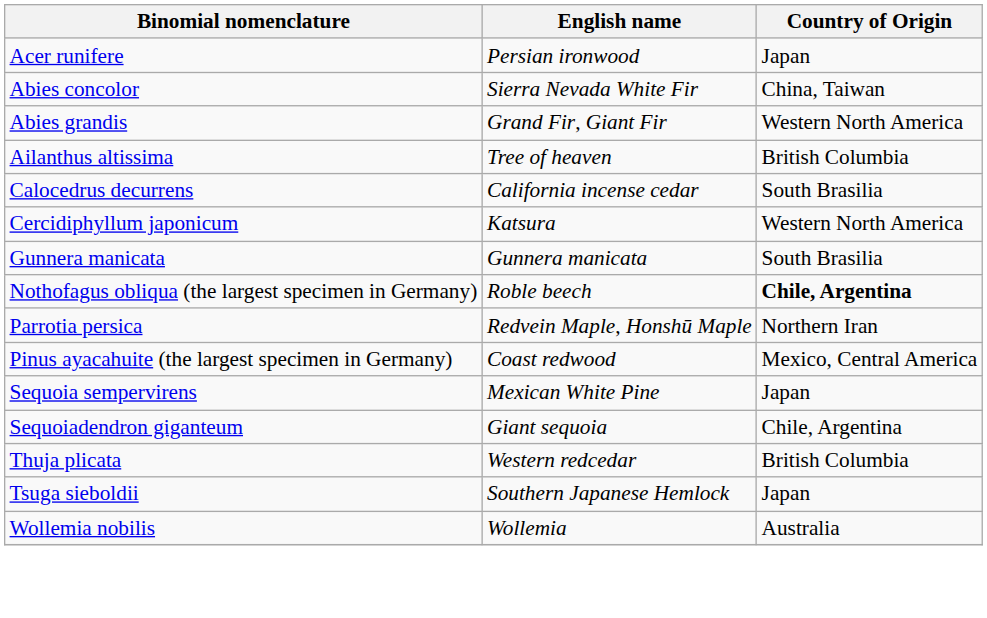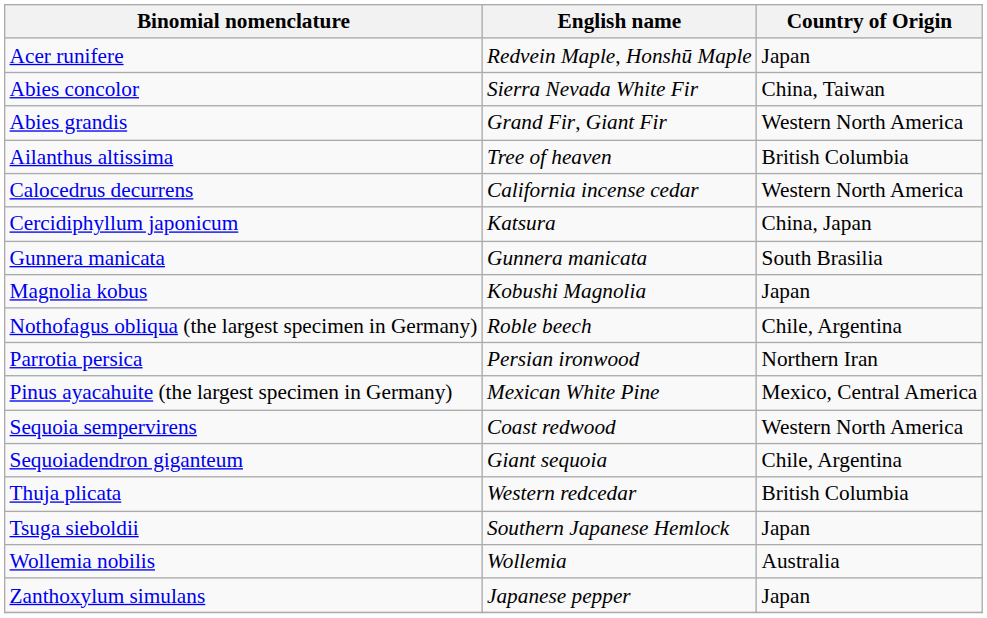(563, 55) Persian ironwood -> (619, 55) Redvein Maple, Honshū Maple
(822, 190) South Brasilia -> (862, 190) Western North America
(862, 223) Western North America -> (817, 223) China, Japan
+ row: (78, 291)
(837, 291) bold -> (832, 325) normal
(619, 325) Redvein Maple, Honshū Maple -> (563, 358) Persian ironwood
(551, 358) Coast redwood -> (573, 392) Mexican White Pine
(573, 392) Mexican White Pine -> (551, 426) Coast redwood
(786, 392) Japan -> (862, 426) Western North America
+ row: (107, 595)
